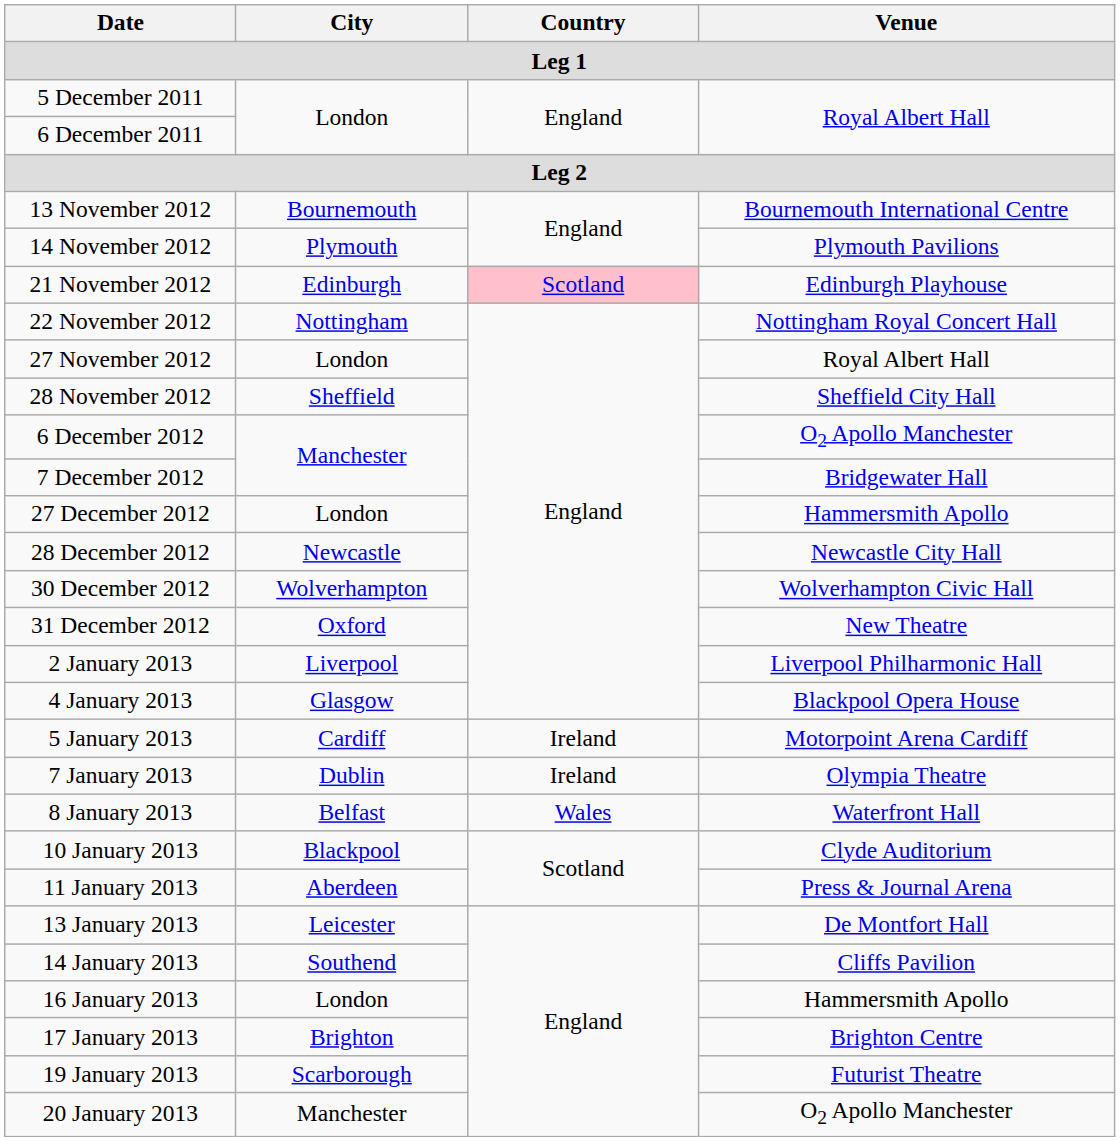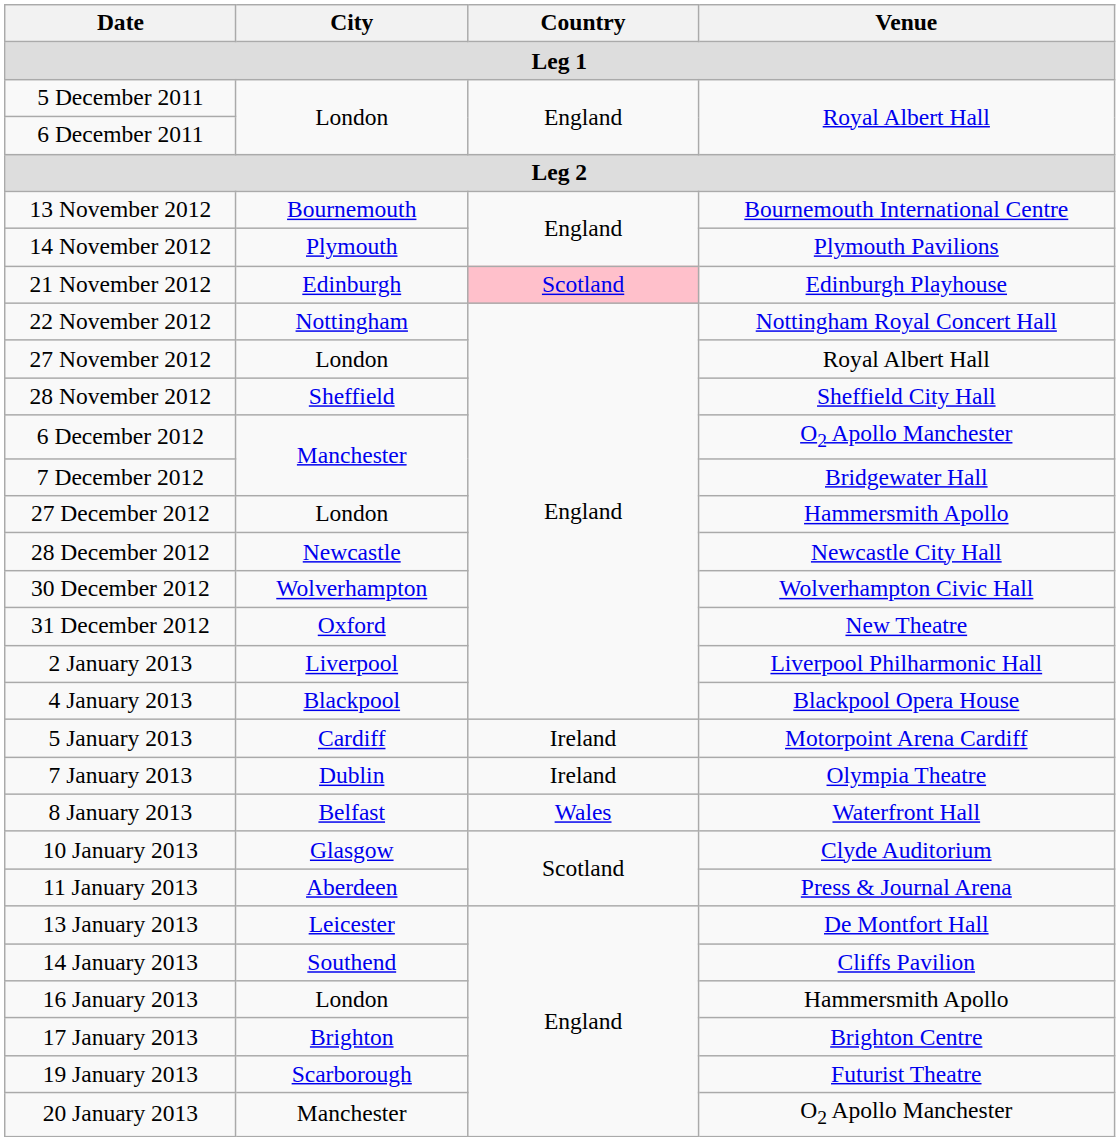(352, 700) Glasgow -> (352, 700) Blackpool
(352, 849) Blackpool -> (352, 849) Glasgow
